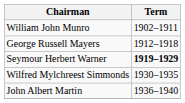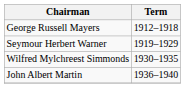- row: (48, 28)
(156, 59) bold -> (156, 43) normal
